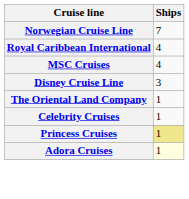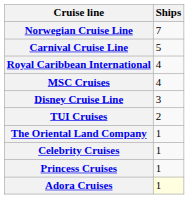+ row: (79, 47)
+ row: (79, 116)
(158, 133) khaki background -> (158, 168) no background
